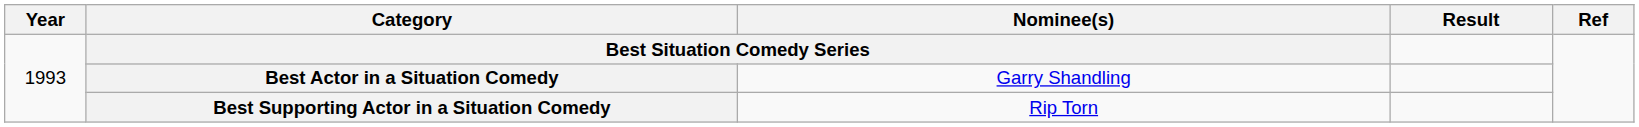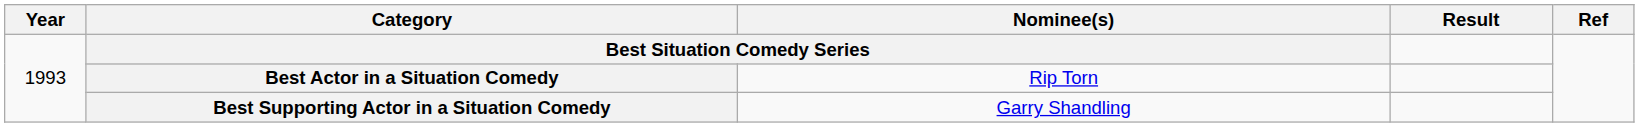(1064, 78) Garry Shandling -> (1064, 78) Rip Torn
(1064, 108) Rip Torn -> (1064, 108) Garry Shandling
